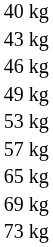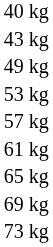- row: (26, 66)
+ row: (26, 149)
